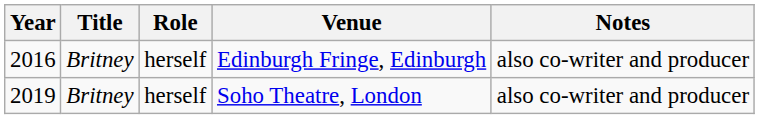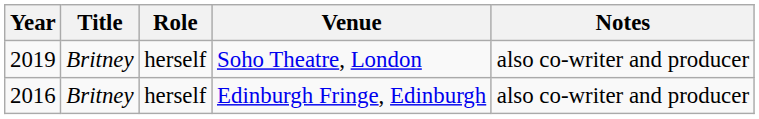rows swapped: (352, 58) <-> (319, 95)
